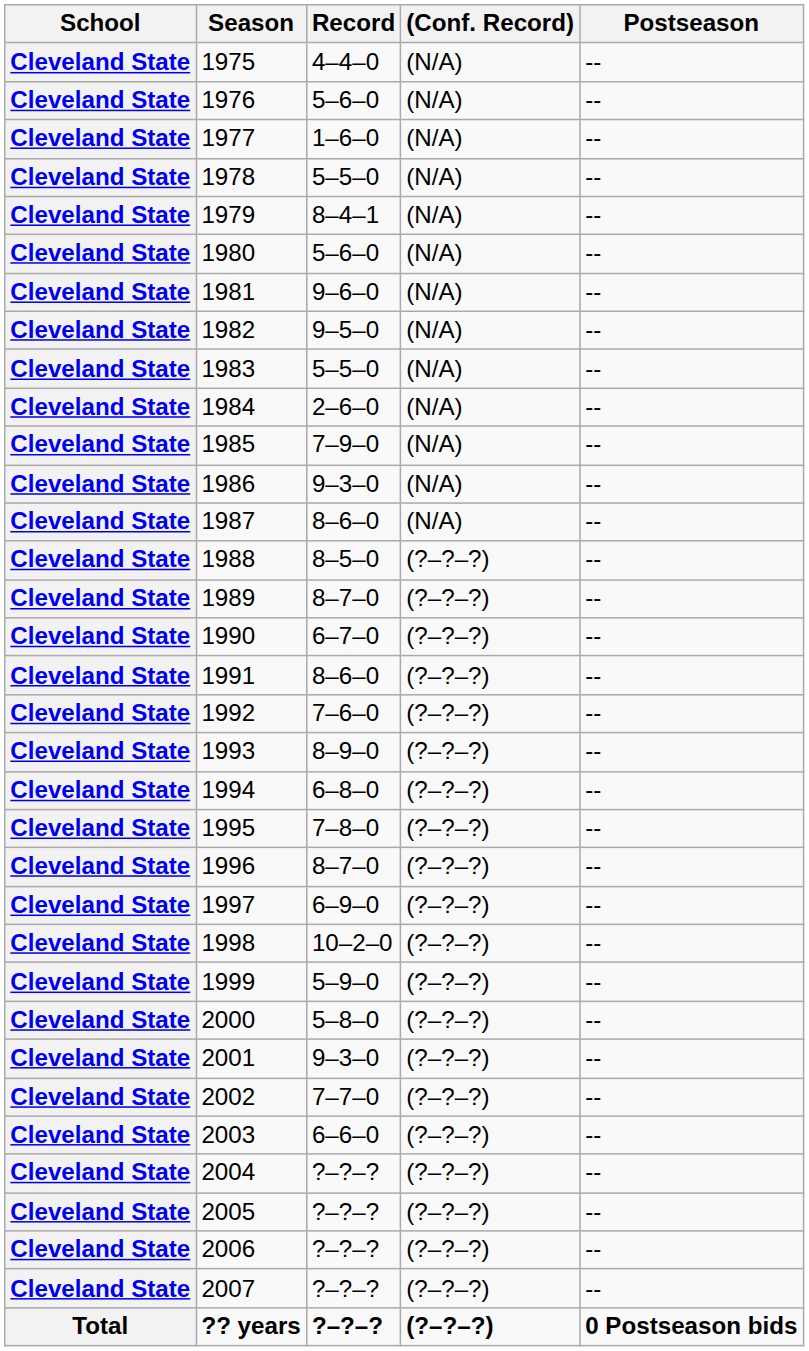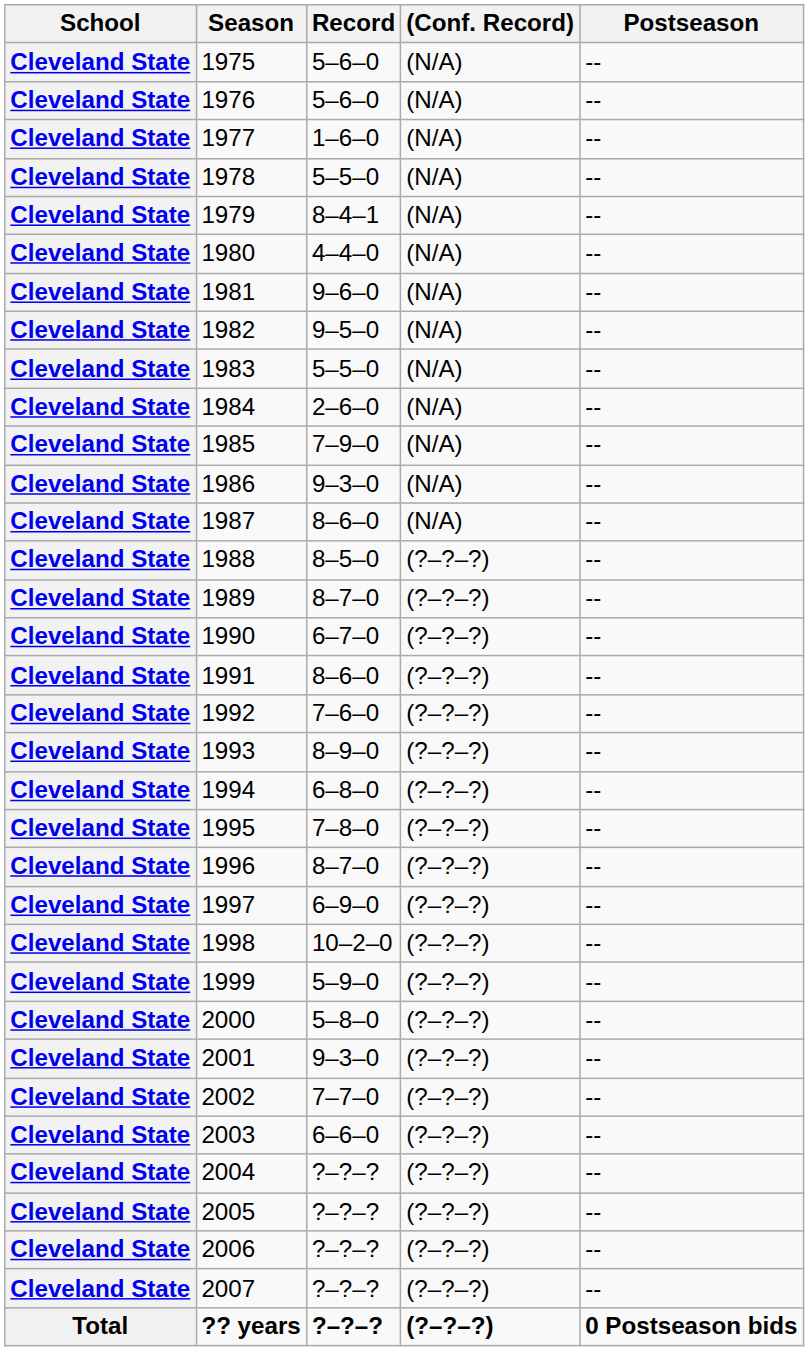(345, 61) 4–4–0 -> (345, 61) 5–6–0
(345, 253) 5–6–0 -> (345, 253) 4–4–0
